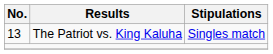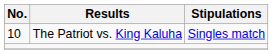(14, 33) 13 -> (14, 33) 10
